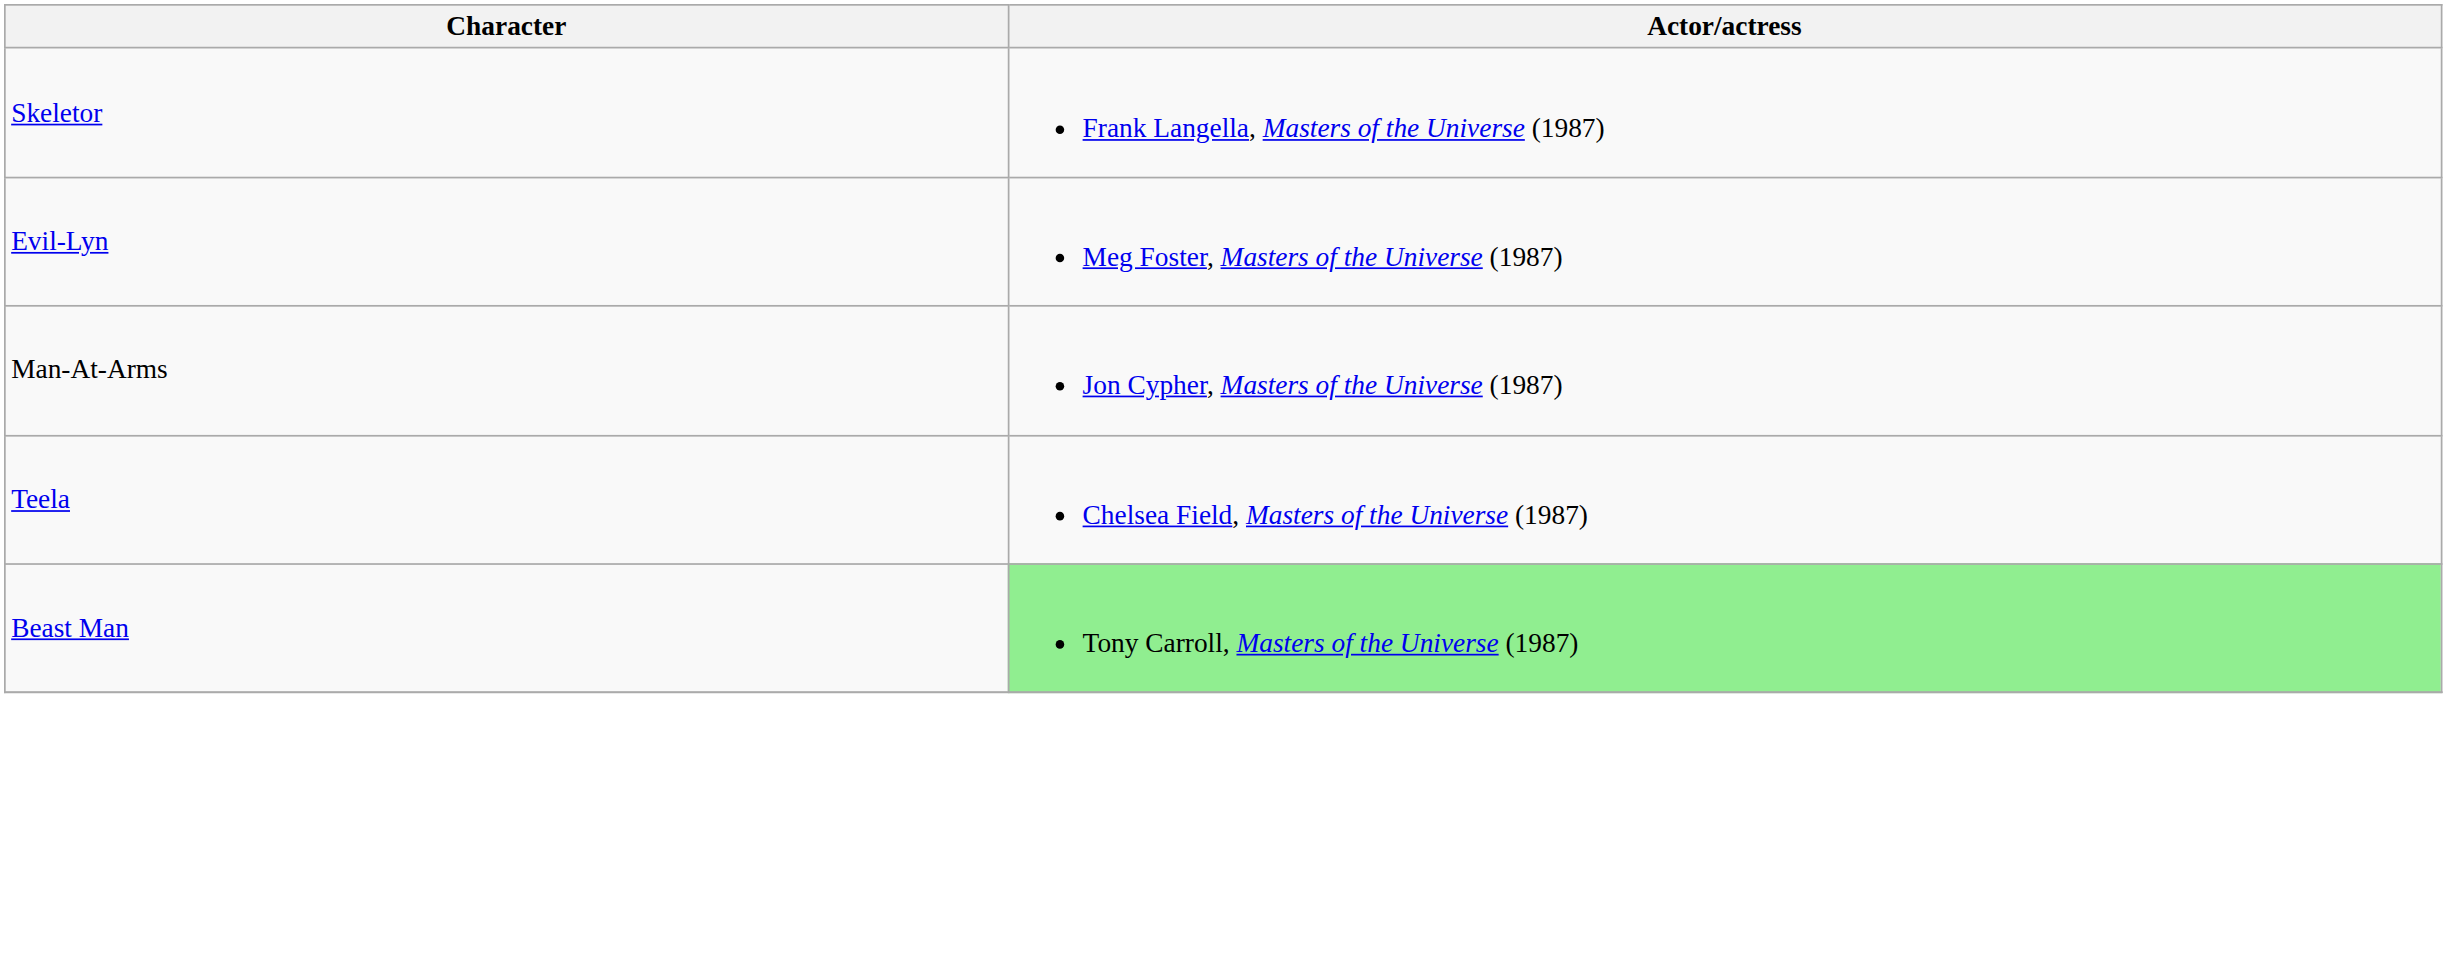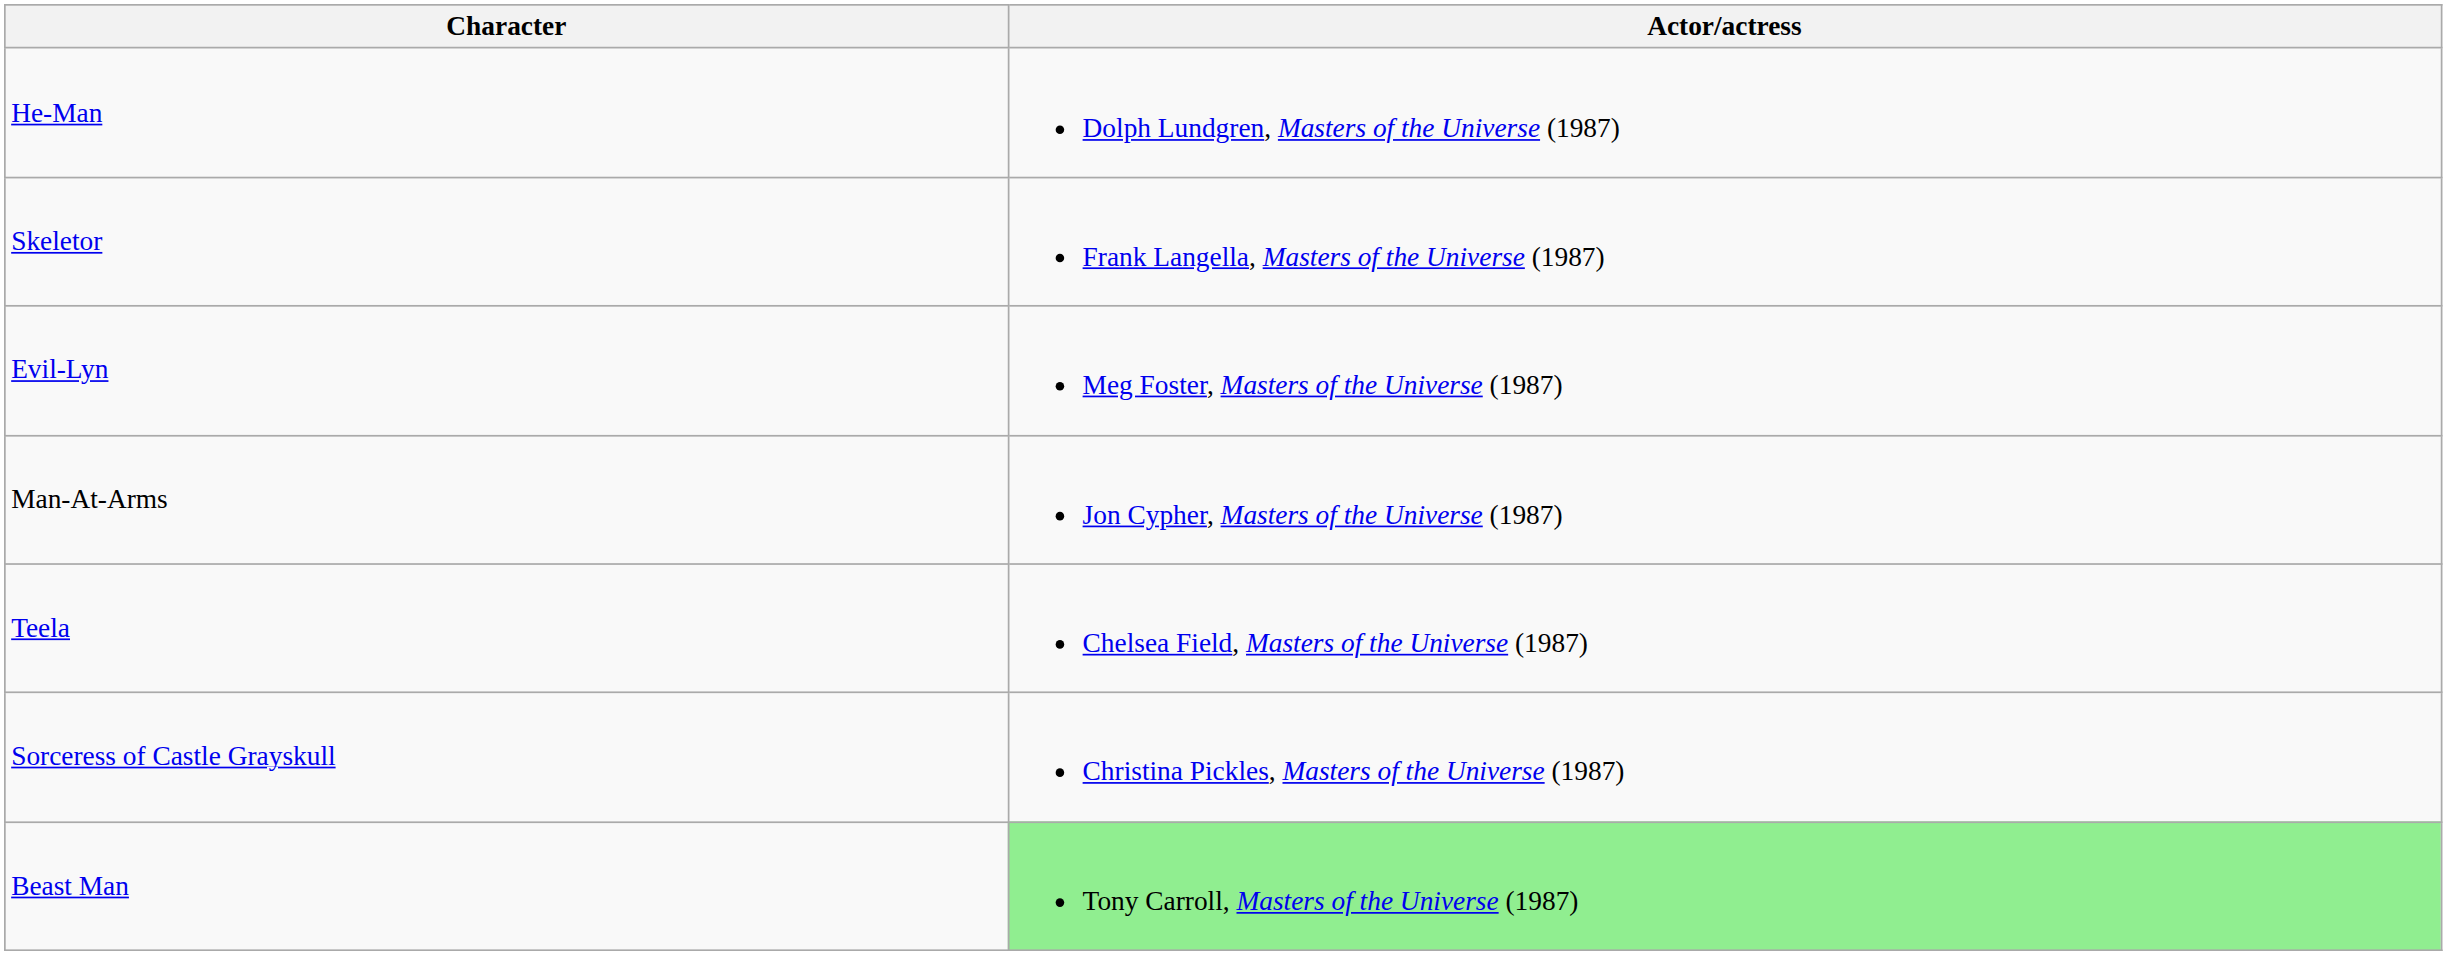+ row: (57, 112)
+ row: (173, 756)
